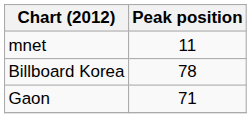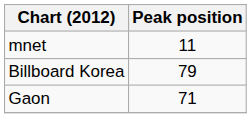(187, 71) 78 -> (187, 71) 79
